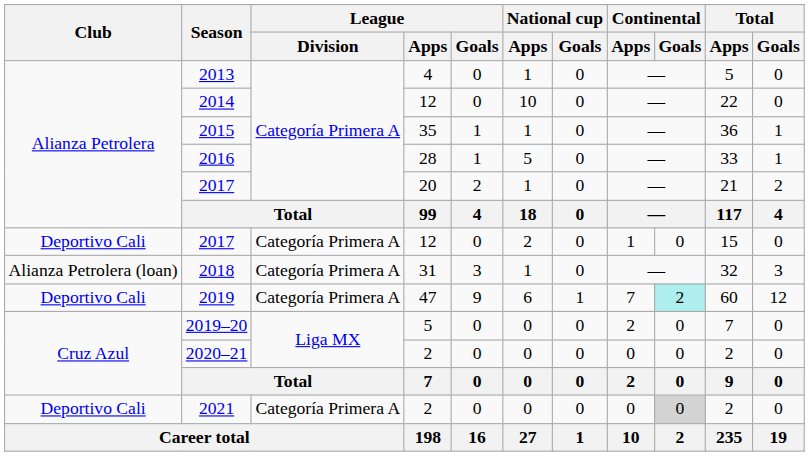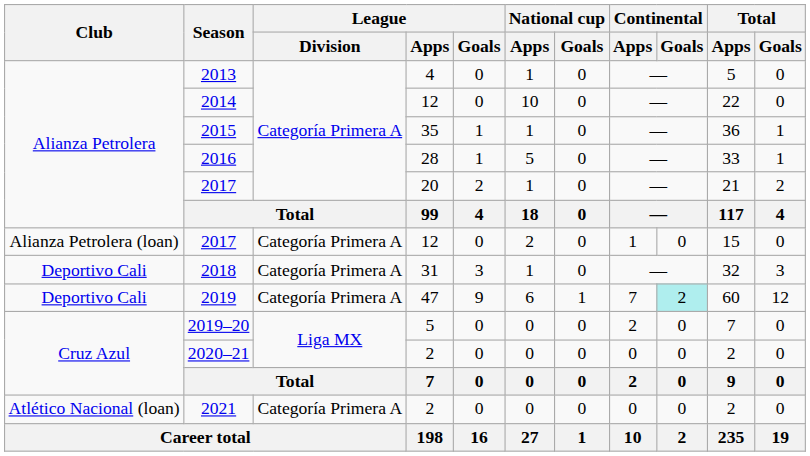(93, 241) Deportivo Cali -> (94, 241) Alianza Petrolera (loan)
(93, 269) Alianza Petrolera (loan) -> (94, 269) Deportivo Cali
(93, 409) Deportivo Cali -> (94, 409) Atlético Nacional (loan)
(680, 409) lightgrey background -> (682, 409) no background
